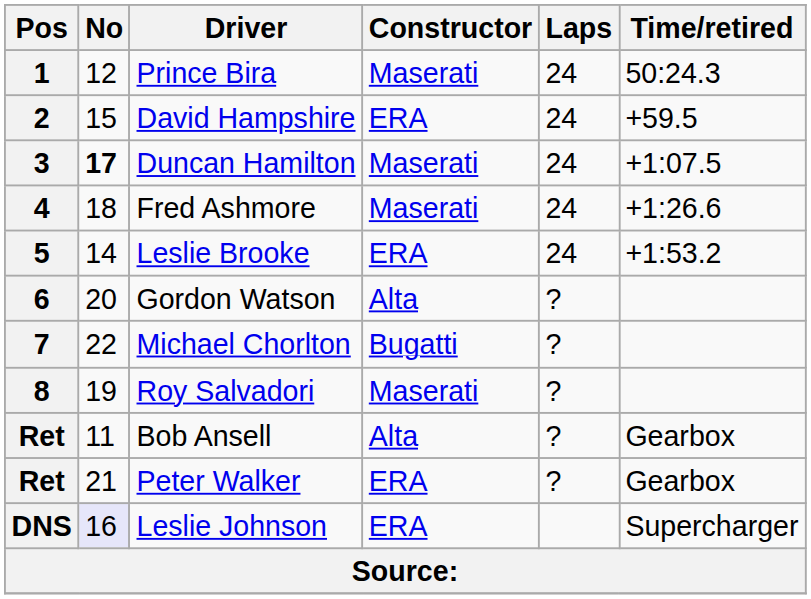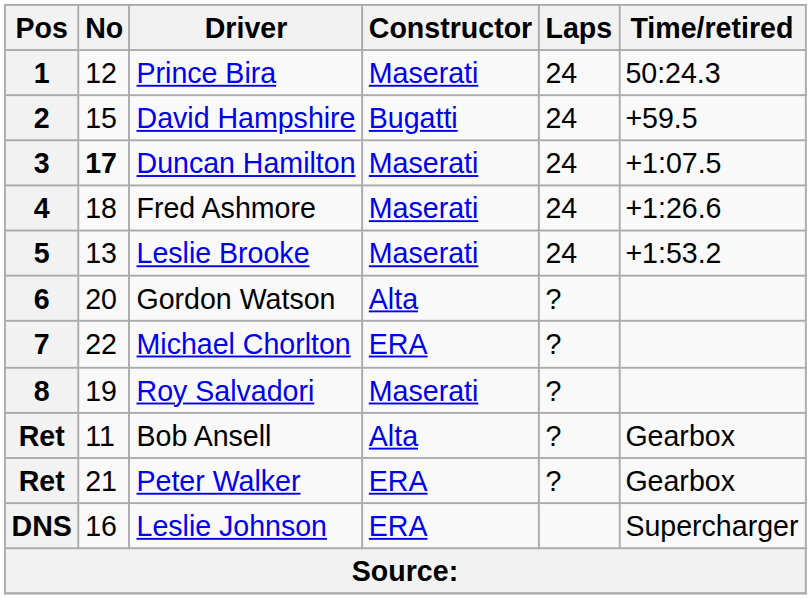(398, 118) ERA -> (413, 118) Bugatti
(101, 254) 14 -> (101, 254) 13
(398, 254) ERA -> (424, 254) Maserati
(413, 344) Bugatti -> (398, 344) ERA
(101, 525) lavender background -> (101, 525) no background
